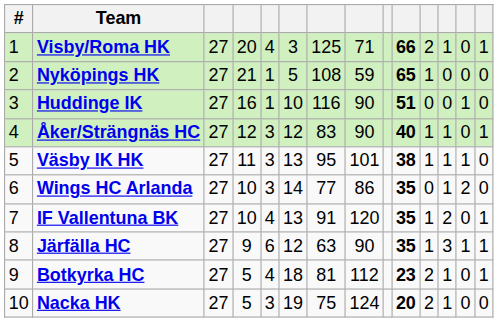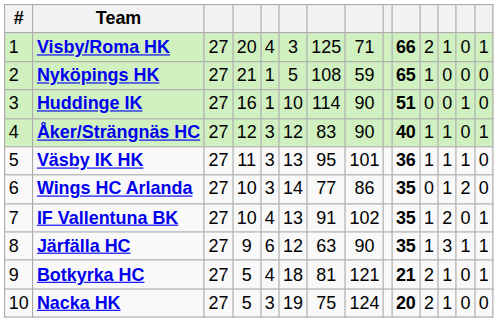(326, 103) 116 -> (326, 103) 114
(406, 160) 38 -> (406, 160) 36
(364, 217) 120 -> (364, 217) 102
(364, 274) 112 -> (364, 274) 121
(406, 274) 23 -> (406, 274) 21
